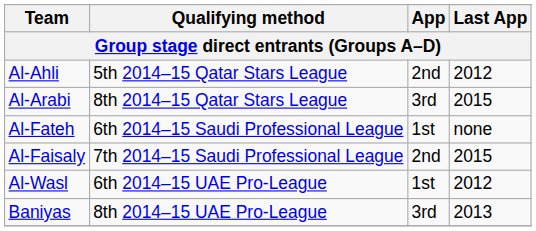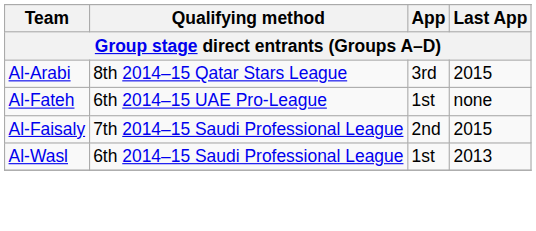- row: (34, 73)
(248, 128) 6th 2014–15 Saudi Professional League -> (210, 101) 6th 2014–15 UAE Pro-League
(210, 184) 6th 2014–15 UAE Pro-League -> (248, 156) 6th 2014–15 Saudi Professional League
(473, 184) 2012 -> (473, 156) 2013
- row: (40, 211)
